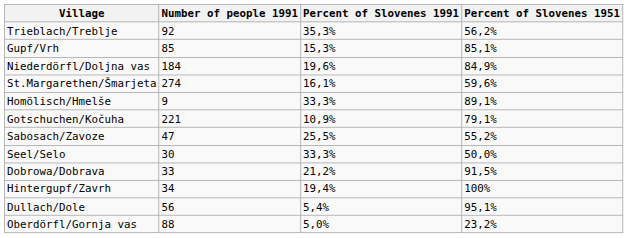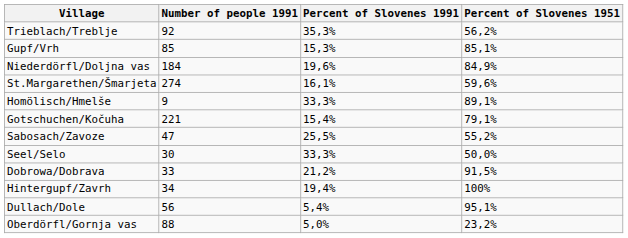(319, 119) 10,9% -> (319, 119) 15,4%
